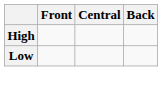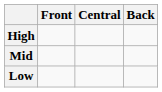+ row: (21, 55)
